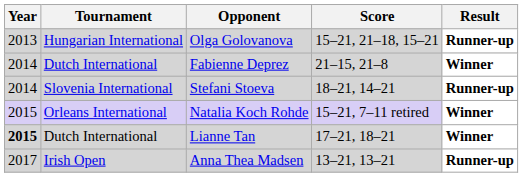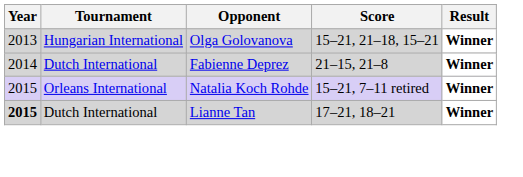(480, 40) Runner-up -> (469, 40) Winner
- row: (232, 88)
- row: (247, 160)
